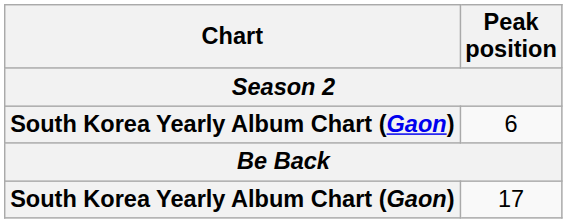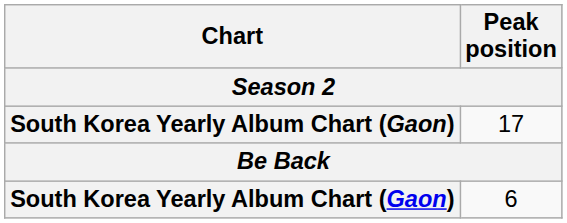rows swapped: (511, 124) <-> (511, 198)
